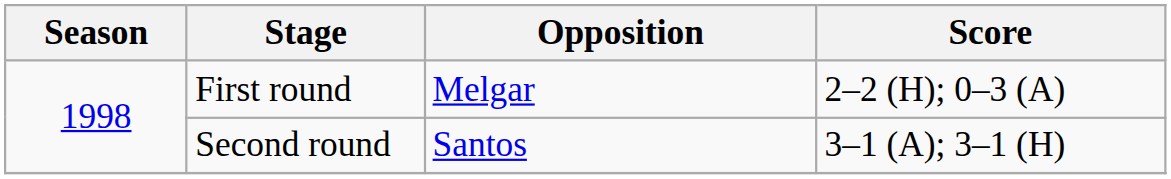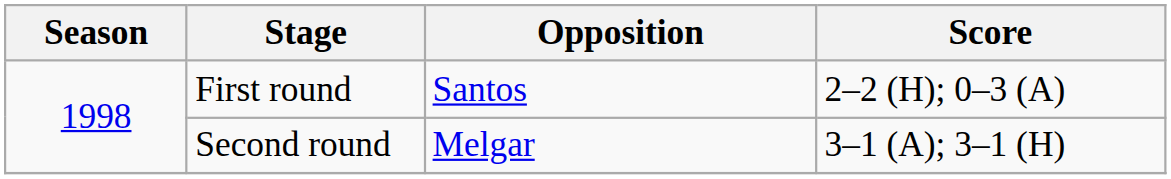(484, 88) Melgar -> (480, 88) Santos
(480, 144) Santos -> (484, 144) Melgar
